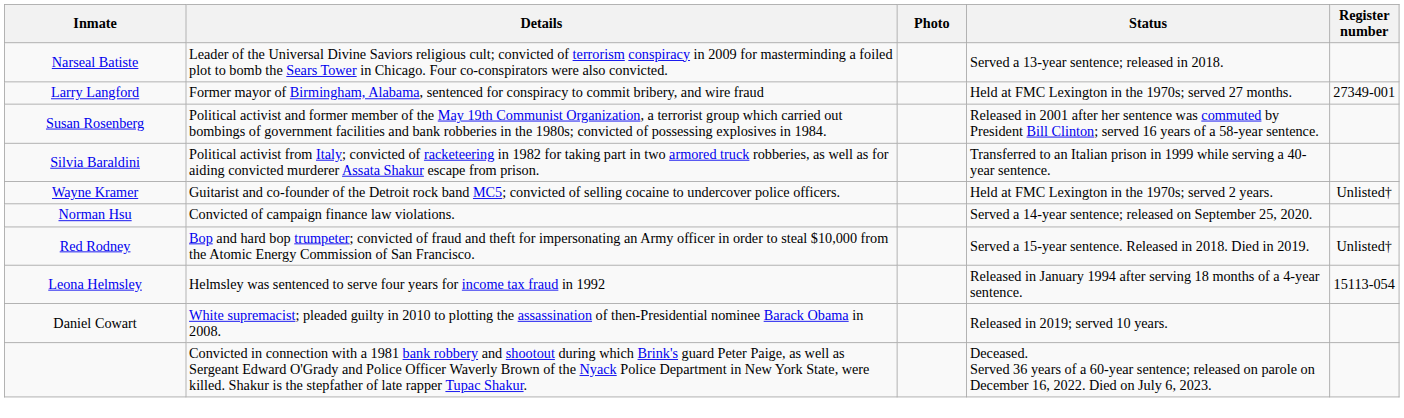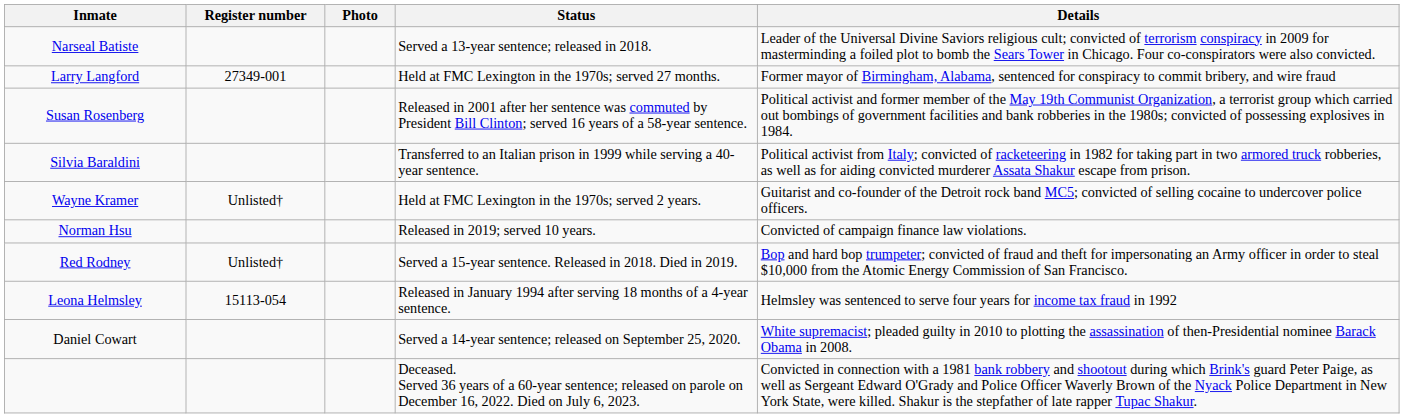columns swapped: (1364, 23) <-> (541, 23)
(1141, 215) Served a 14-year sentence; released on September 25, 2020. -> (497, 231) Released in 2019; served 10 years.
(1069, 323) Released in 2019; served 10 years. -> (569, 339) Served a 14-year sentence; released on September 25, 2020.
